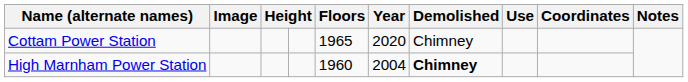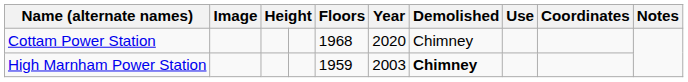(336, 40) 1965 -> (336, 40) 1968
(336, 64) 1960 -> (336, 64) 1959
(389, 64) 2004 -> (389, 64) 2003
